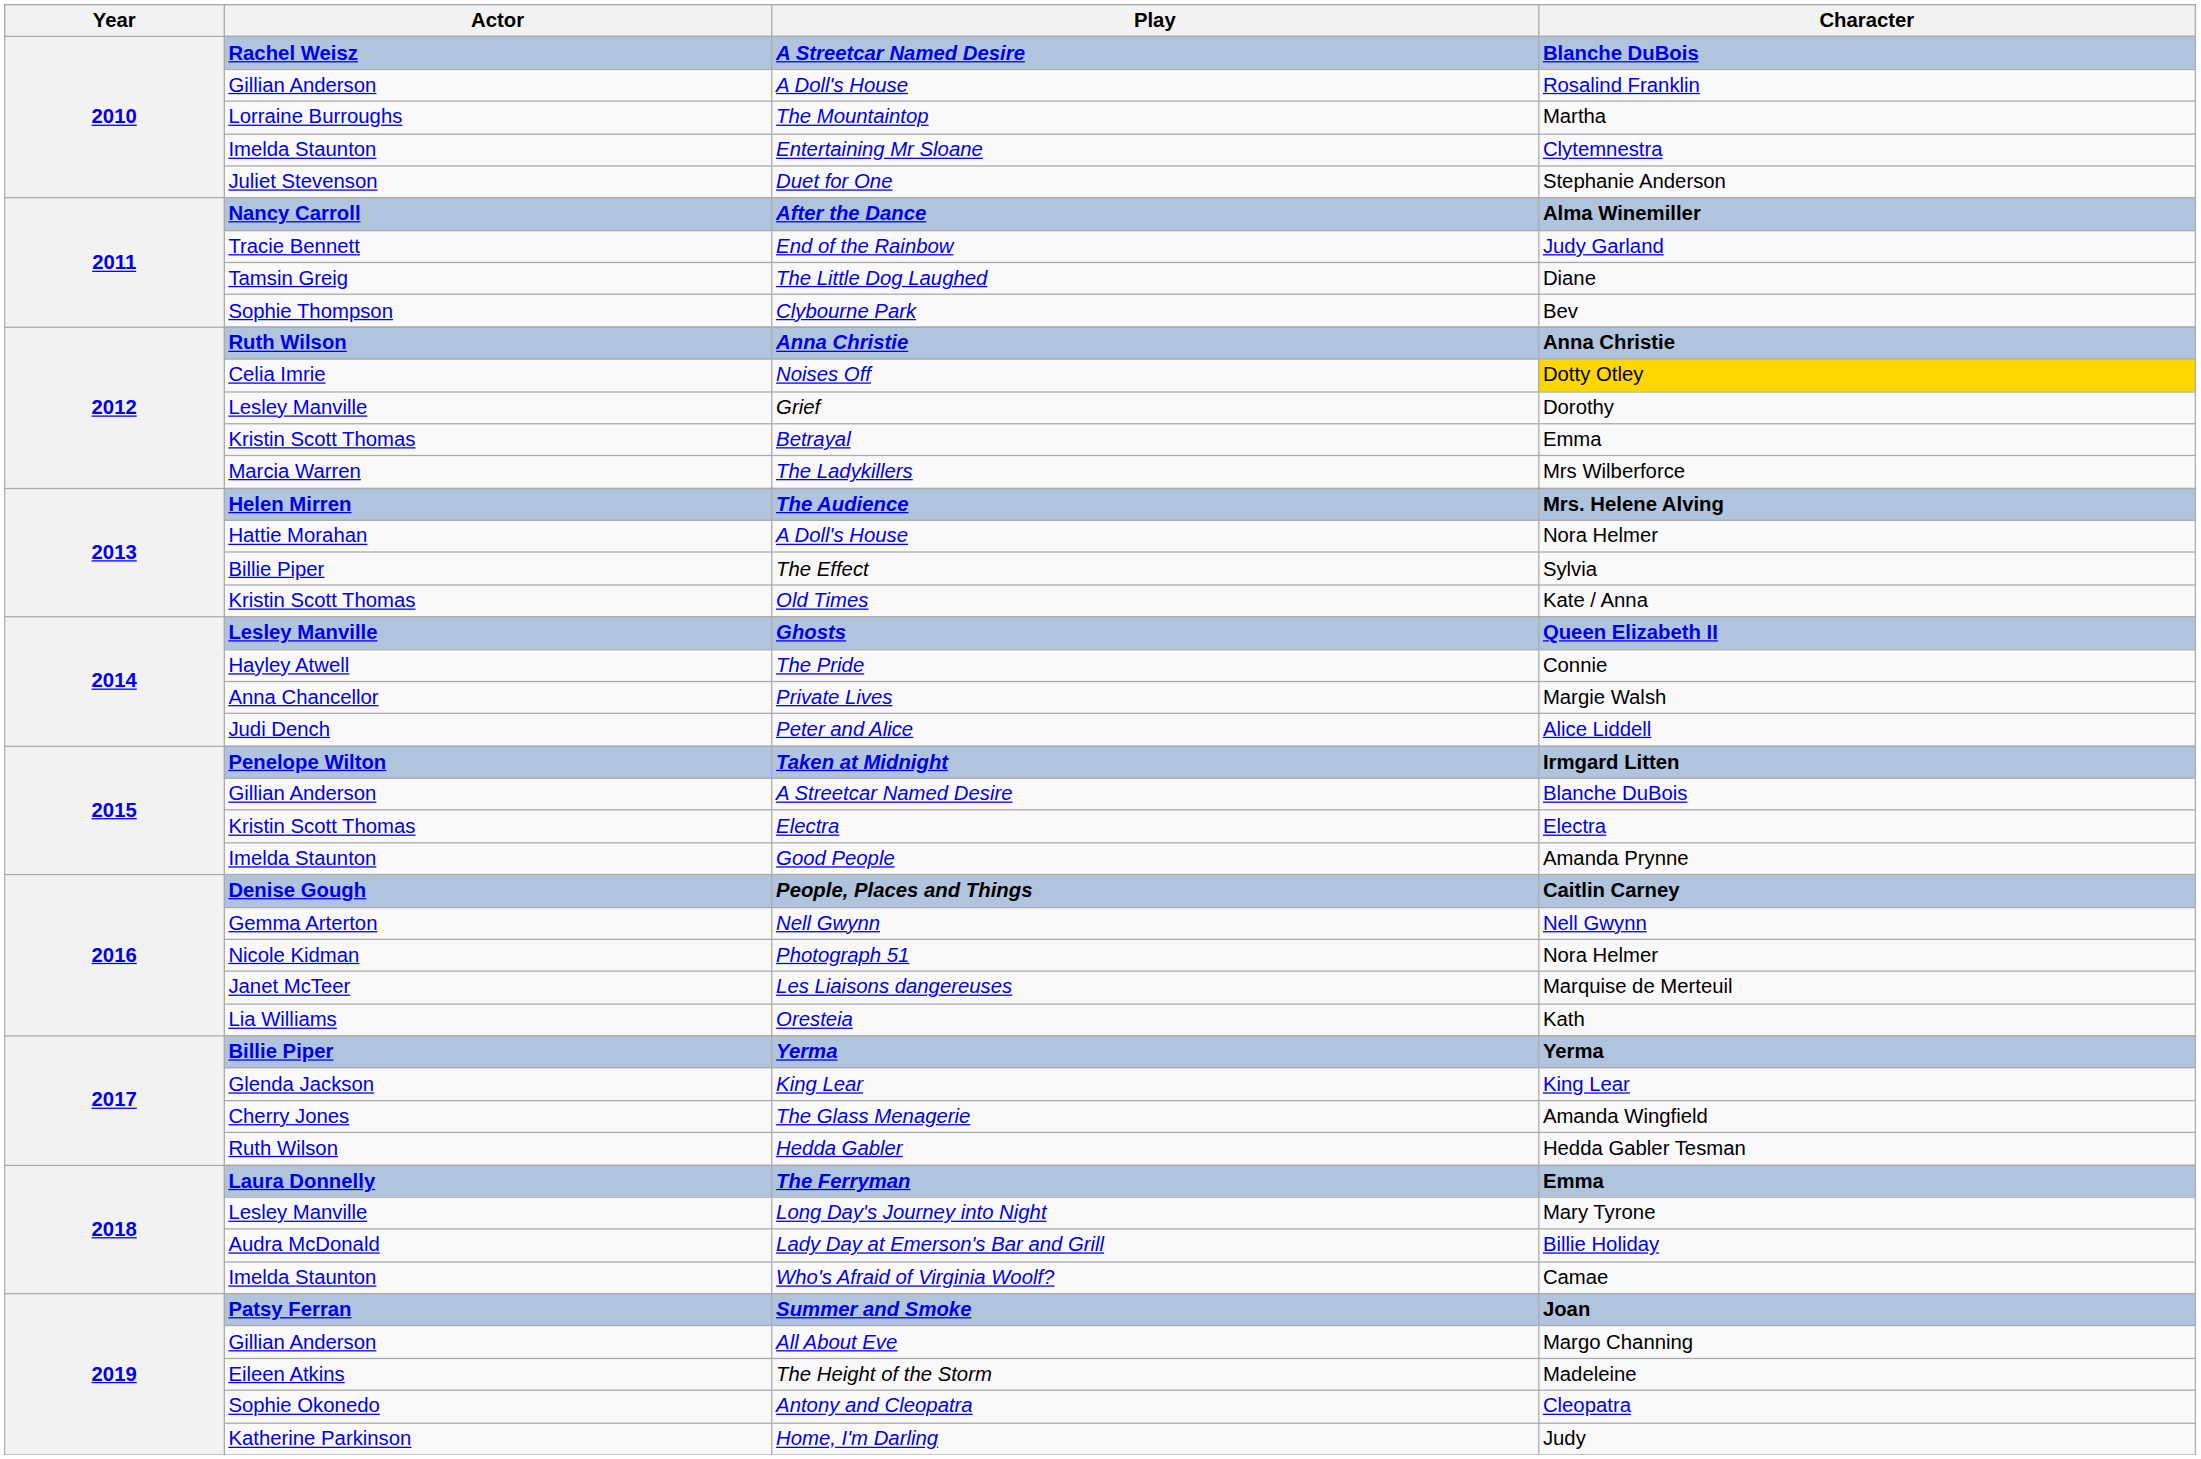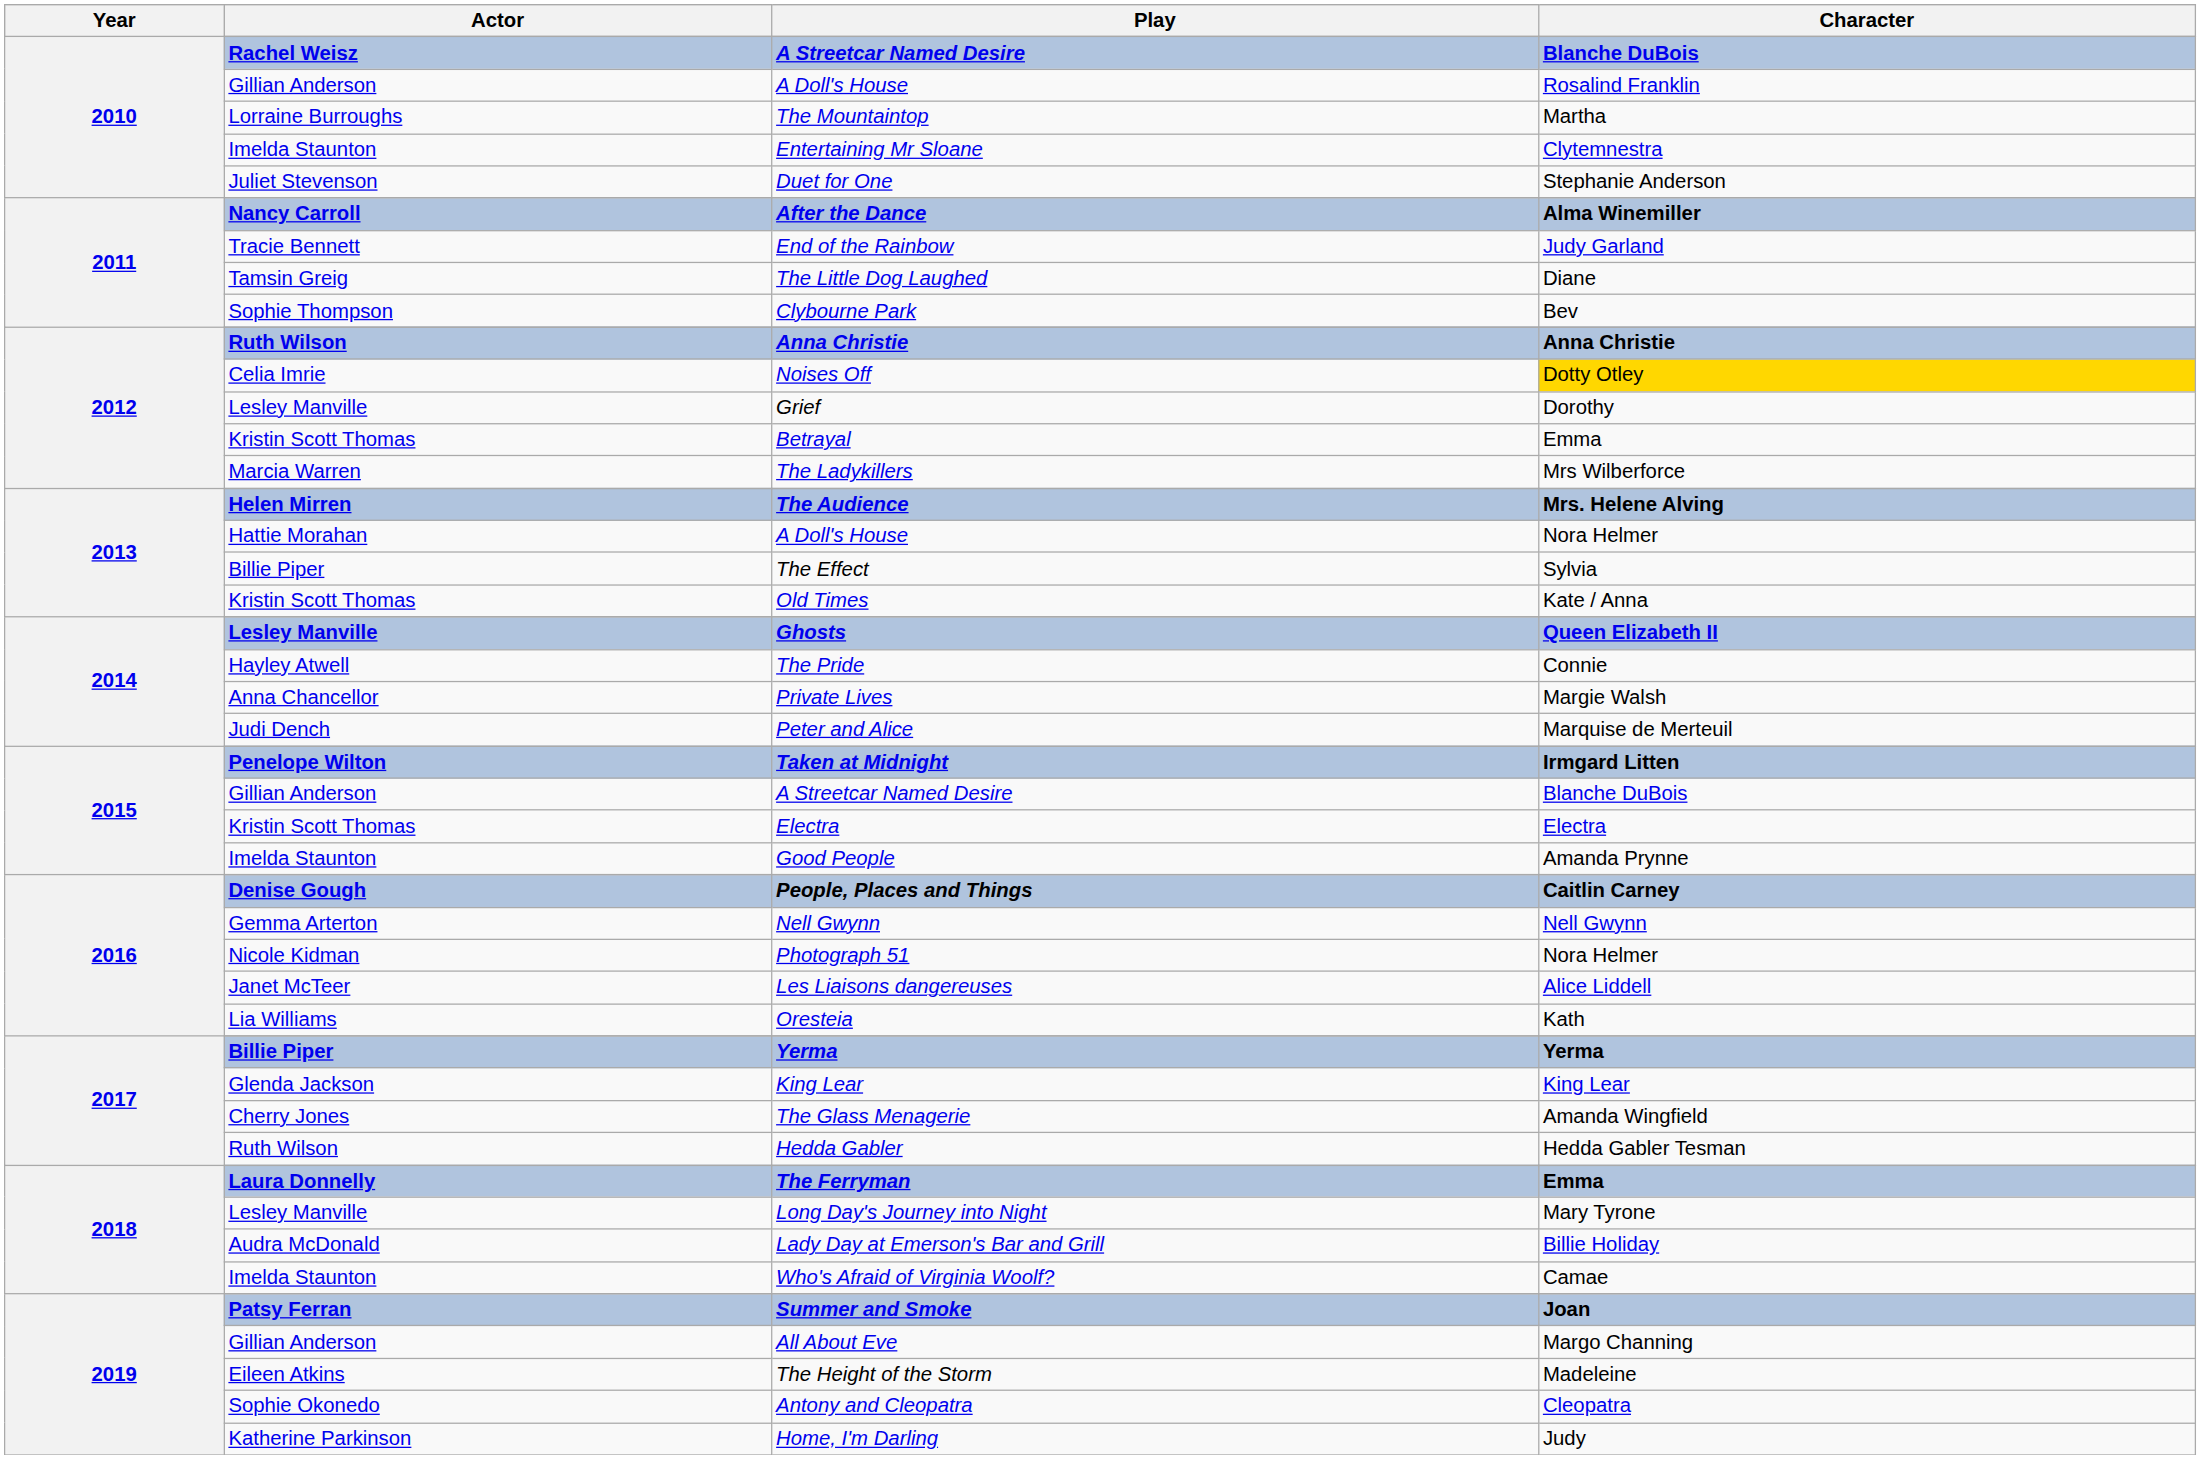(1597, 729) Alice Liddell -> (1638, 729) Marquise de Merteuil
(1638, 987) Marquise de Merteuil -> (1597, 987) Alice Liddell
